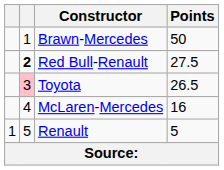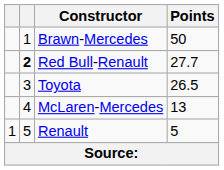(184, 61) 27.5 -> (184, 61) 27.7
(27, 84) pink background -> (27, 84) no background
(178, 107) 16 -> (178, 107) 13
